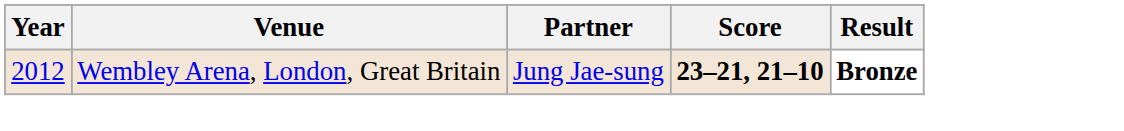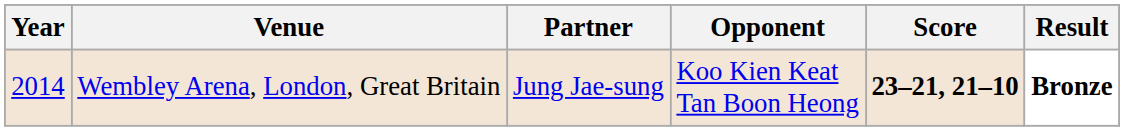+ column: (768, 26)
(38, 71) 2012 -> (38, 86) 2014
